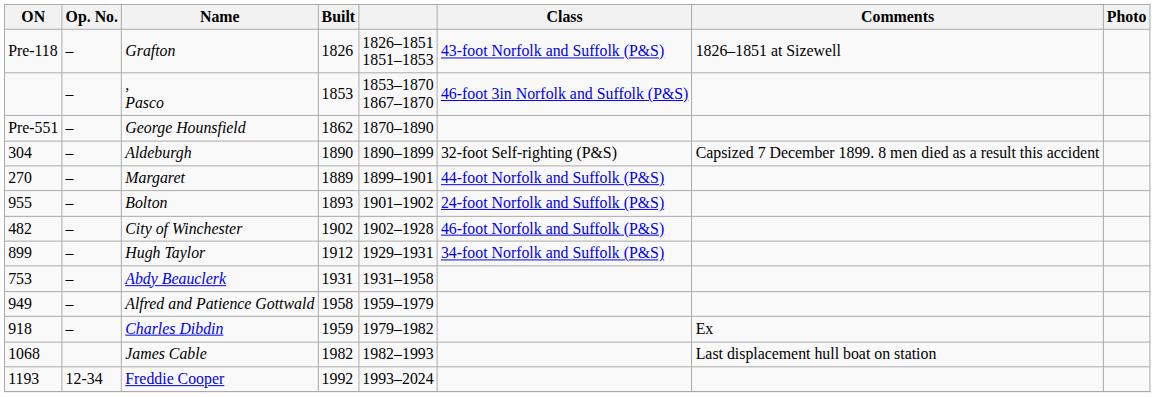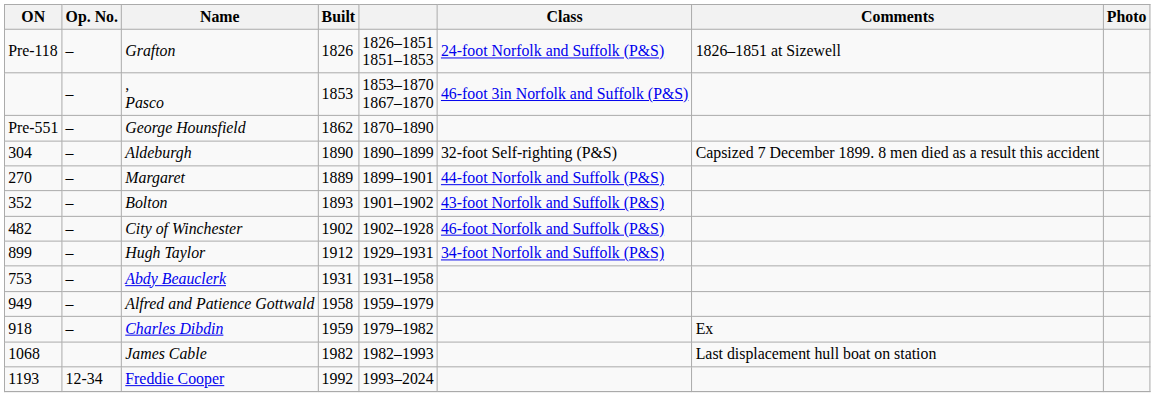(553, 51) 43-foot Norfolk and Suffolk (P&S) -> (553, 51) 24-foot Norfolk and Suffolk (P&S)
(20, 203) 955 -> (20, 203) 352
(553, 203) 24-foot Norfolk and Suffolk (P&S) -> (553, 203) 43-foot Norfolk and Suffolk (P&S)
